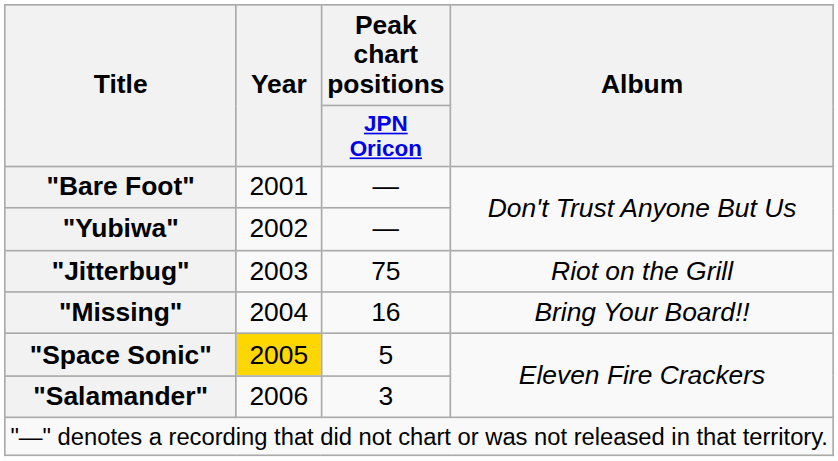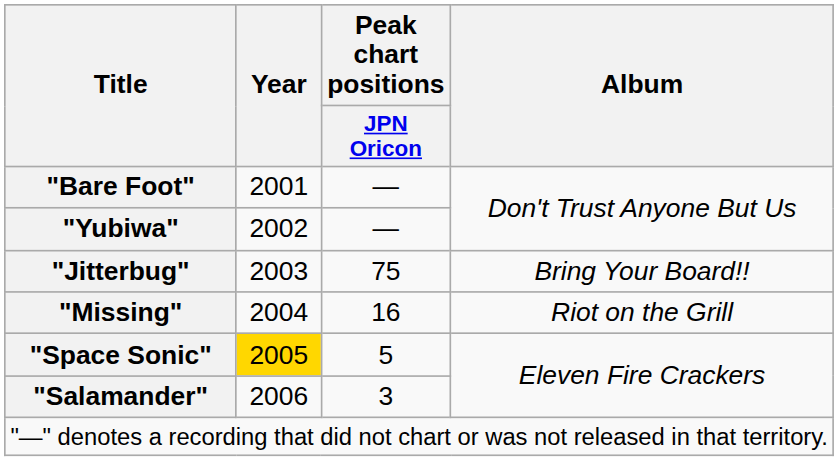(642, 270) Riot on the Grill -> (642, 270) Bring Your Board!!
(642, 312) Bring Your Board!! -> (642, 312) Riot on the Grill
